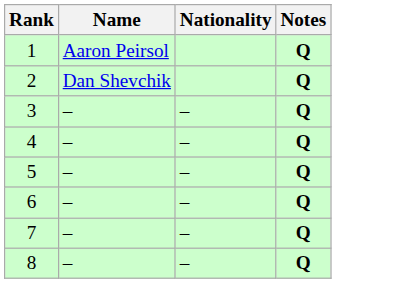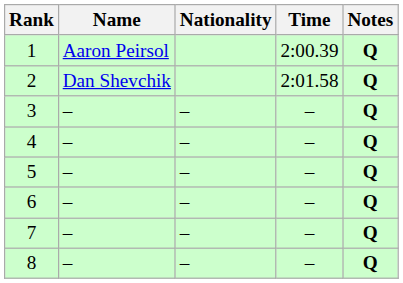+ column: (309, 19)
